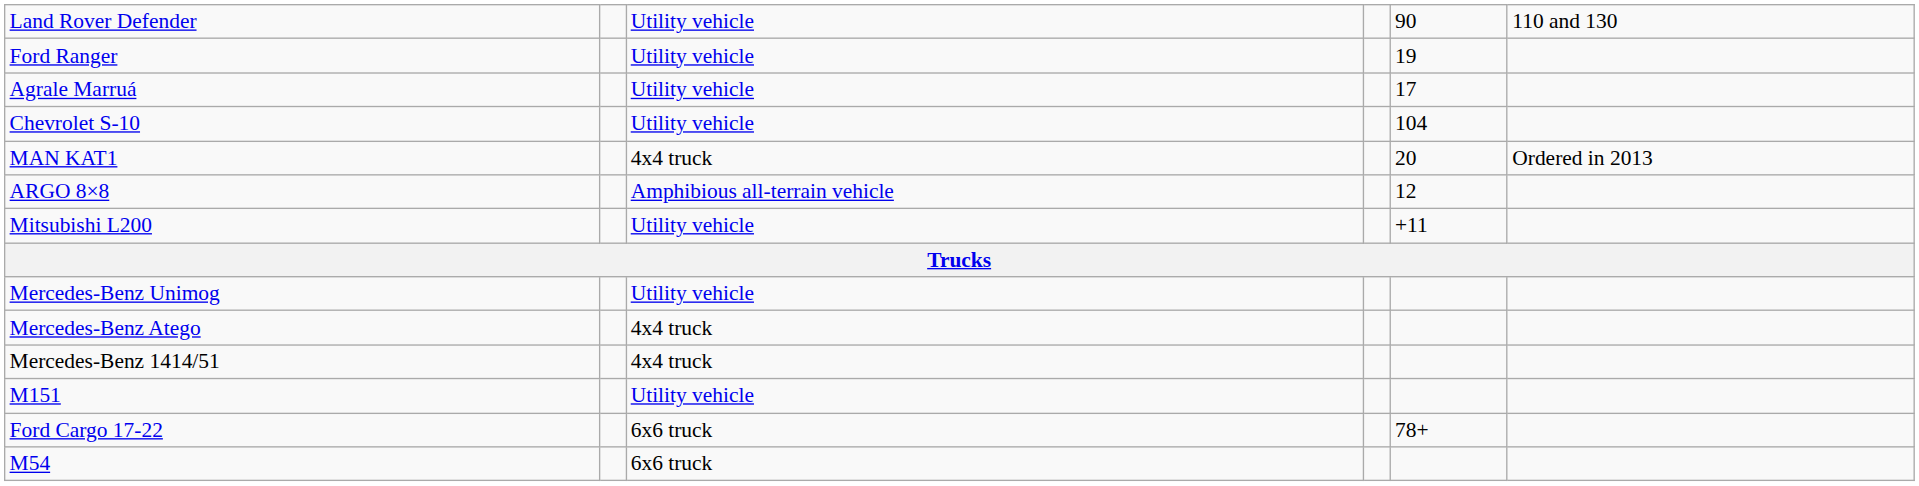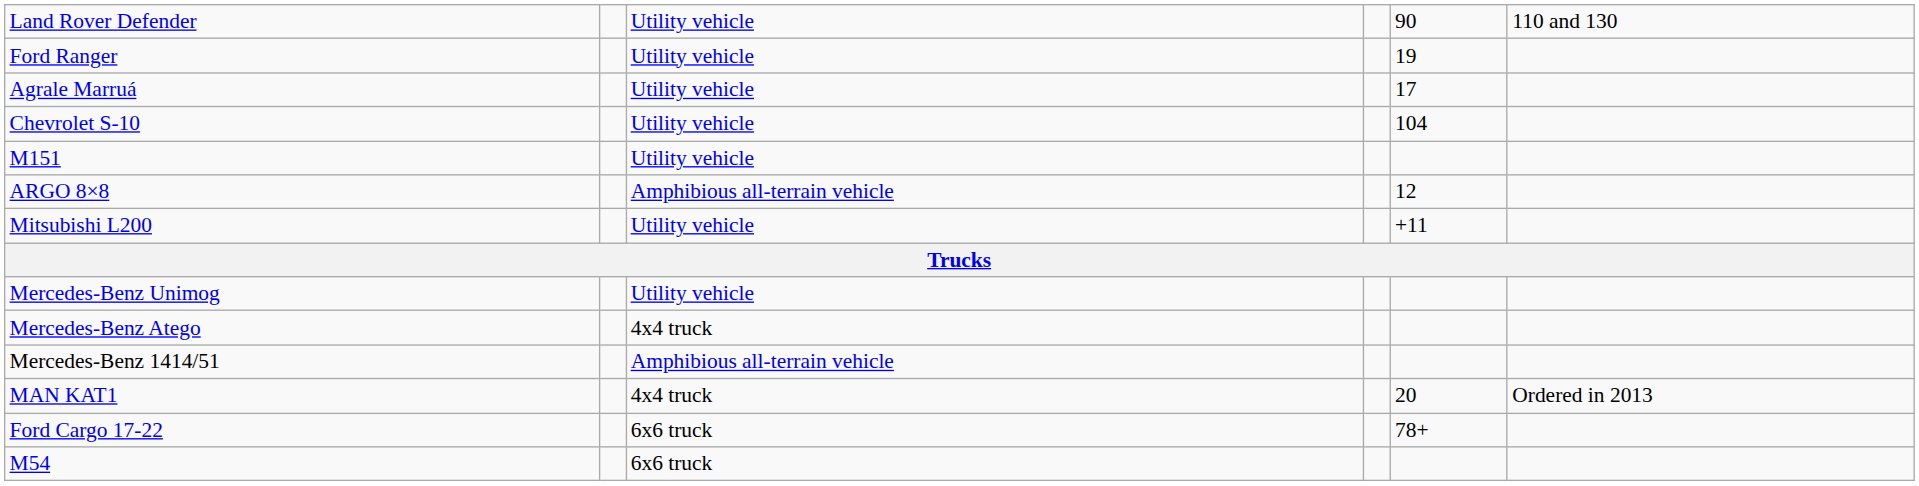rows swapped: (35, 395) <-> (64, 157)
(672, 361) 4x4 truck -> (762, 361) Amphibious all-terrain vehicle
